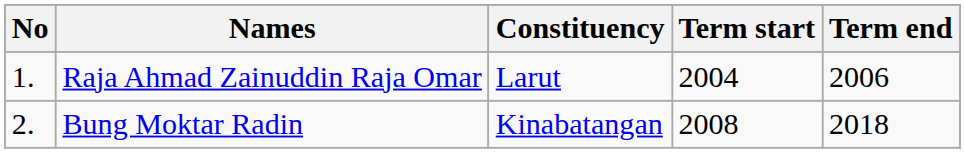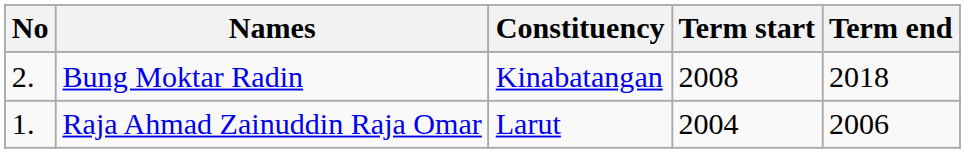rows swapped: (272, 76) <-> (183, 123)
